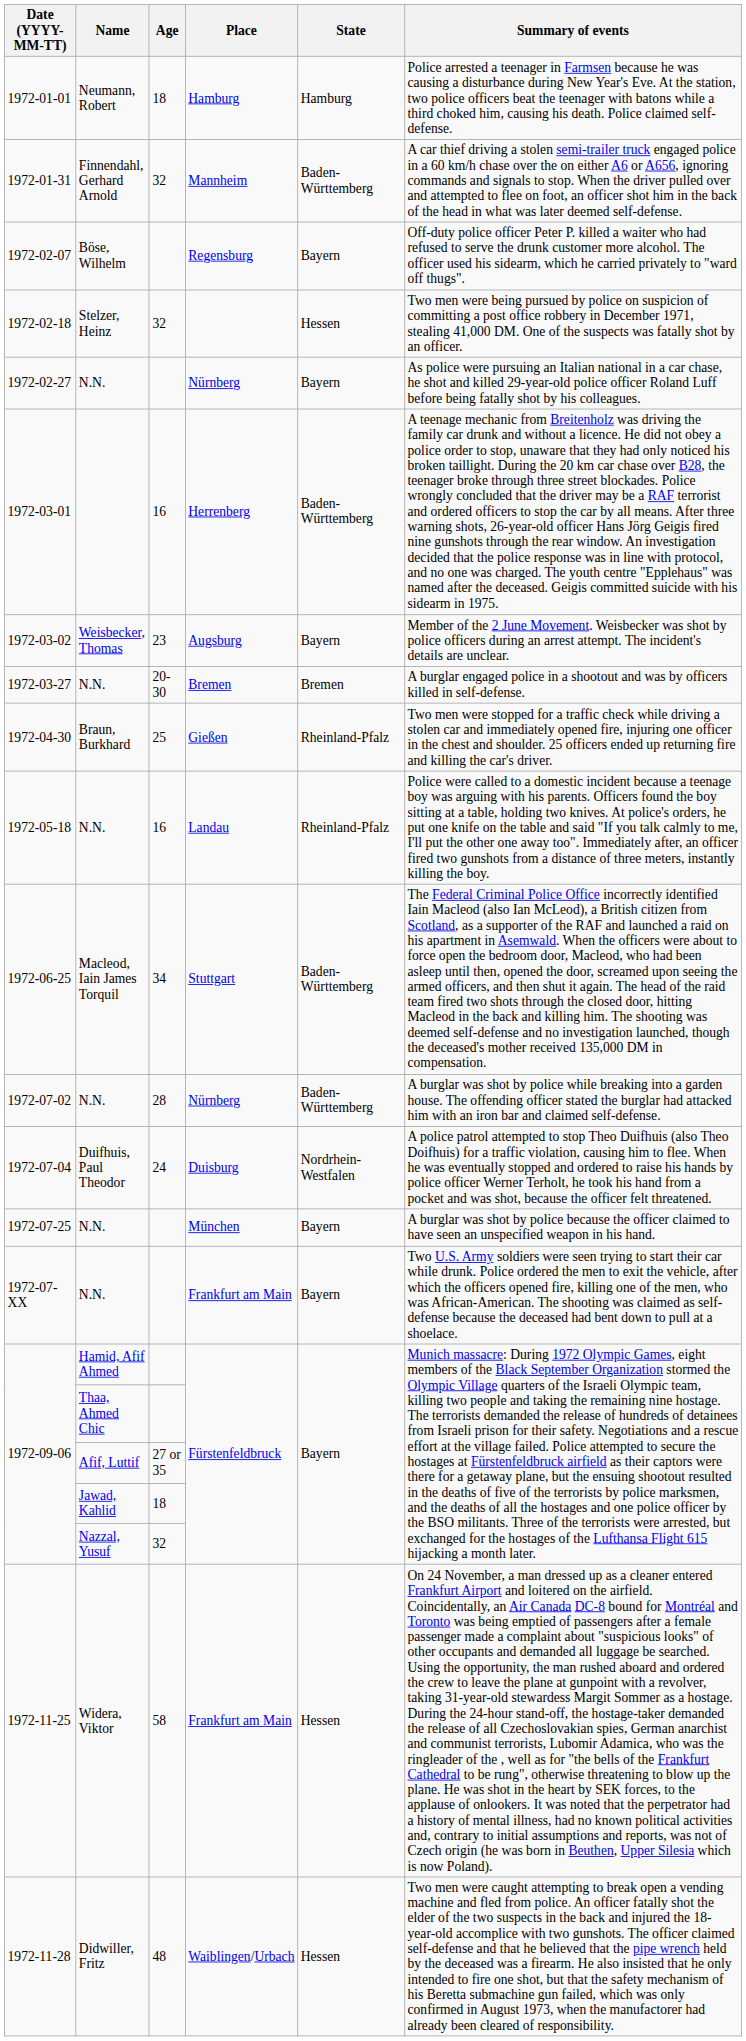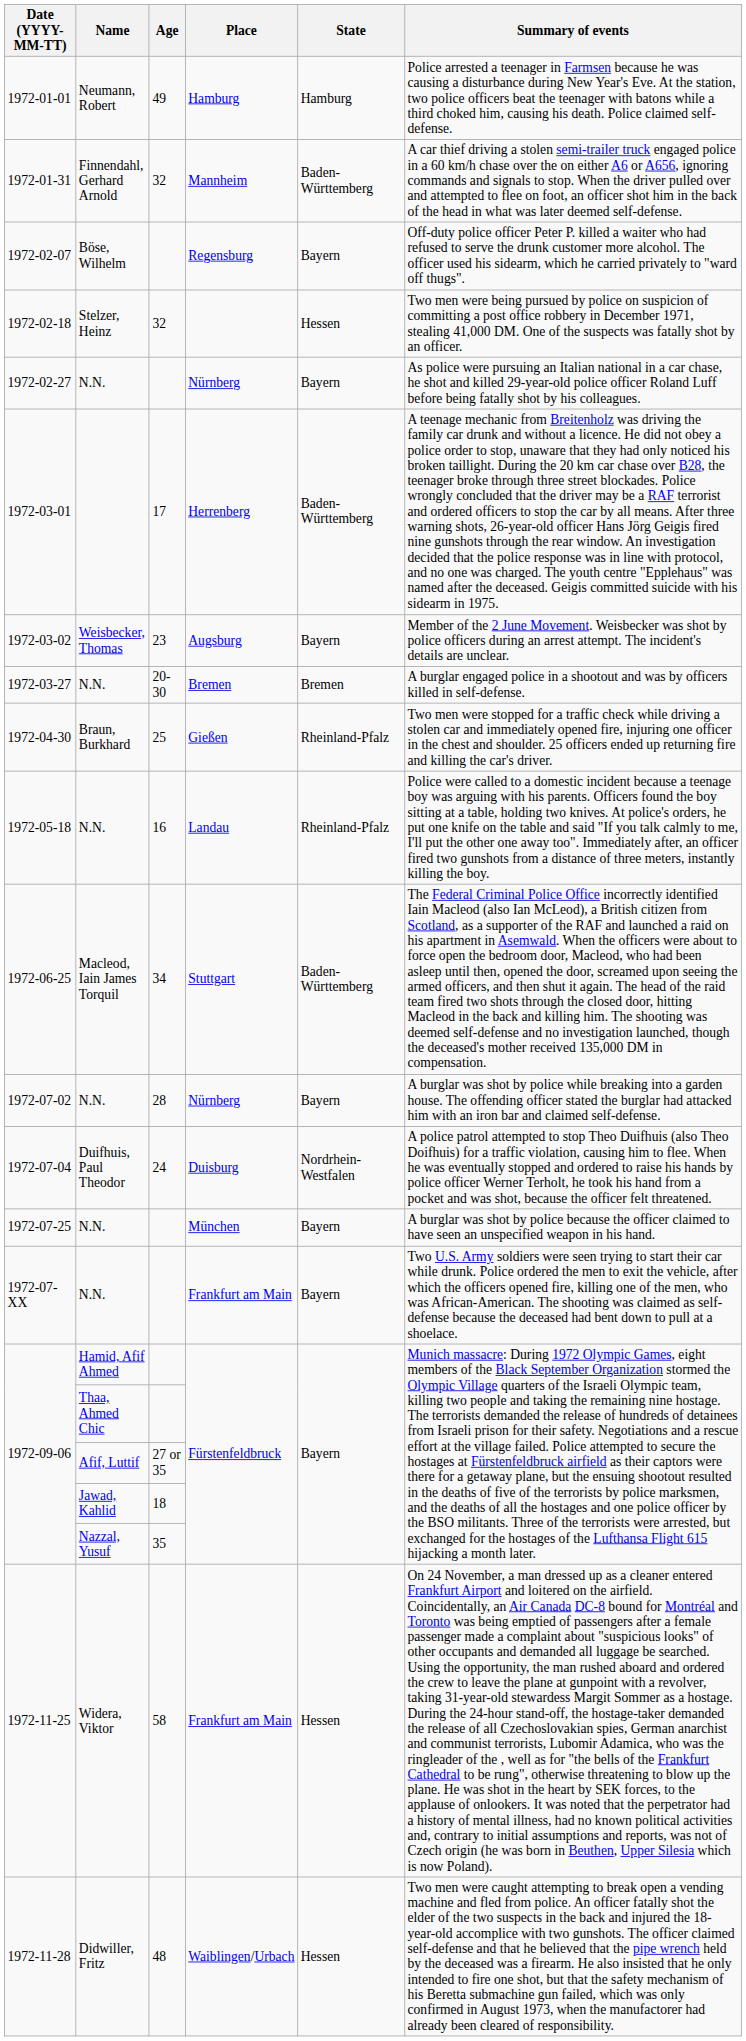(159, 98) 18 -> (159, 98) 49
(159, 511) 16 -> (159, 511) 17
(337, 1100) Baden-Württemberg -> (320, 1100) Bayern
(159, 1544) 32 -> (159, 1544) 35
